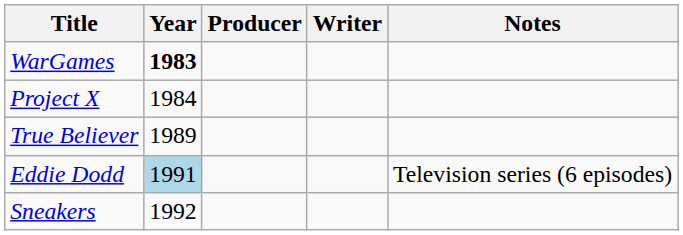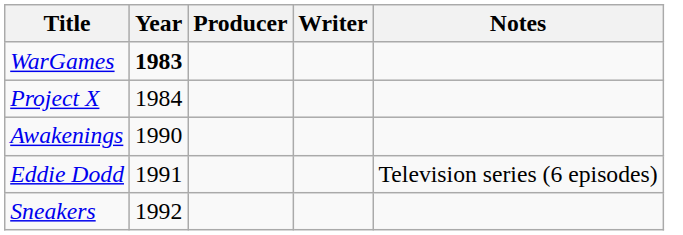- row: (74, 135)
+ row: (67, 135)
(173, 173) lightblue background -> (159, 173) no background
